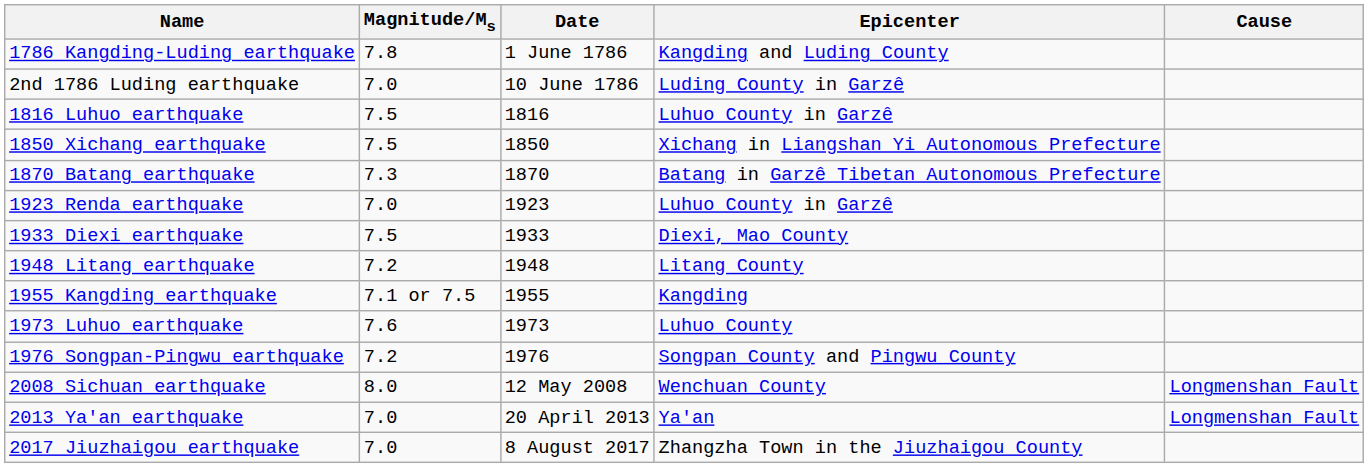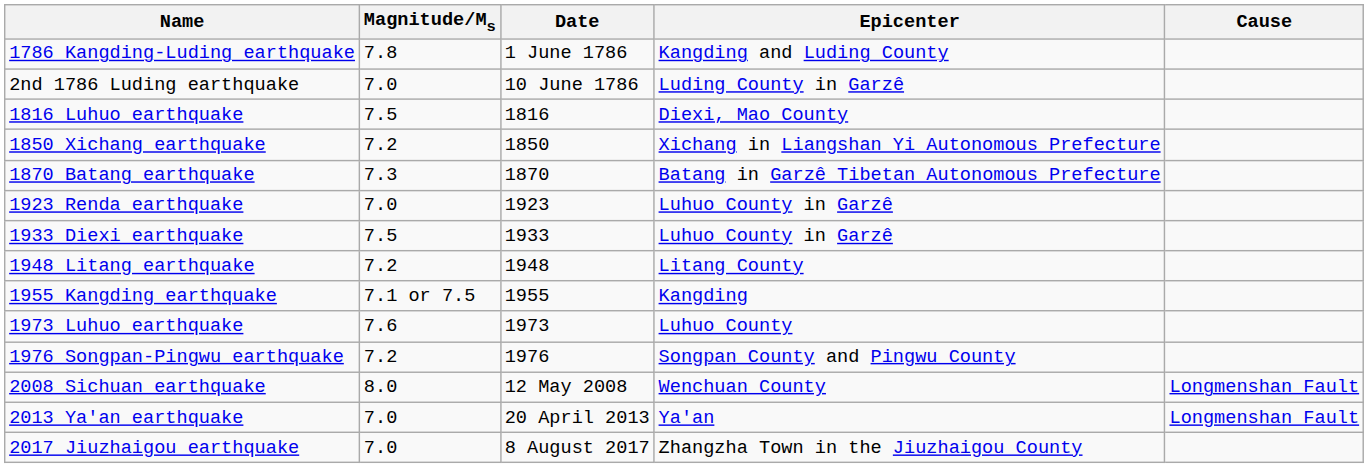(776, 114) Luhuo County in Garzê -> (753, 114) Diexi, Mao County
(381, 145) 7.5 -> (381, 145) 7.2
(753, 236) Diexi, Mao County -> (776, 236) Luhuo County in Garzê
